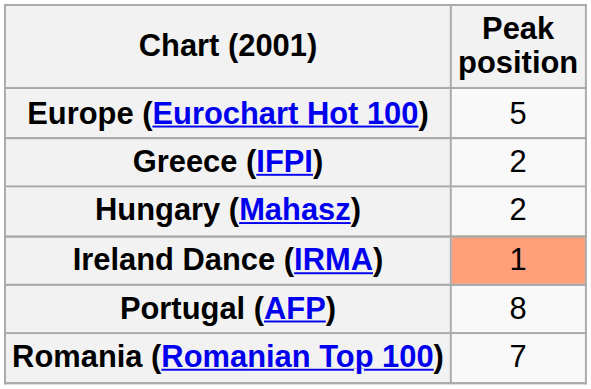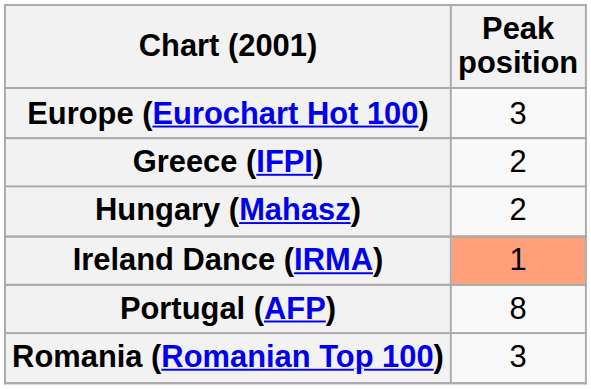(518, 112) 5 -> (518, 112) 3
(518, 357) 7 -> (518, 357) 3
